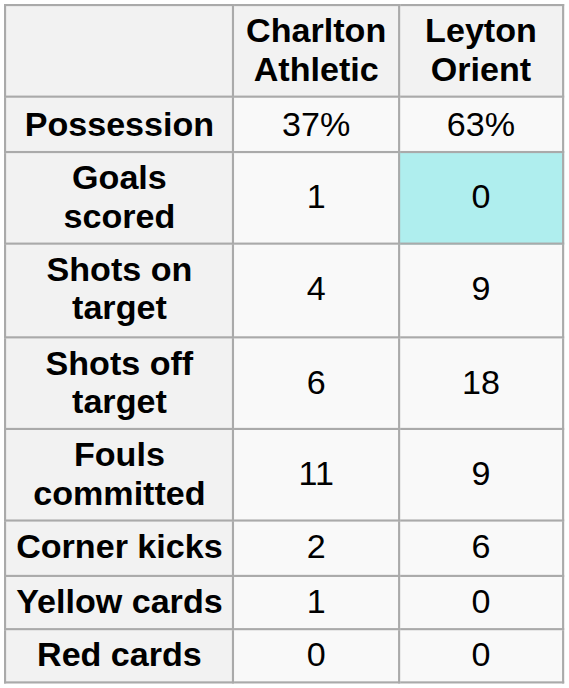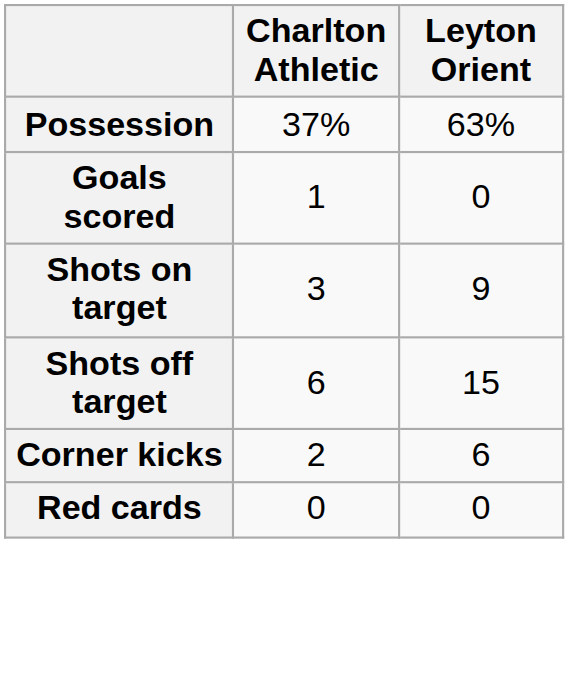(481, 197) paleturquoise background -> (481, 197) no background
(316, 289) 4 -> (316, 289) 3
(481, 381) 18 -> (481, 381) 15
- row: (119, 474)
- row: (119, 601)
